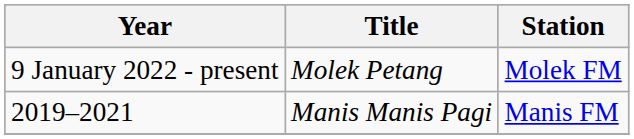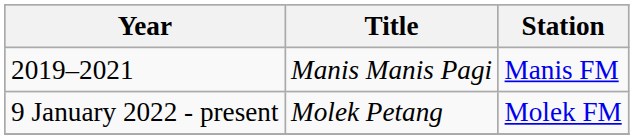rows swapped: (72, 112) <-> (145, 69)
